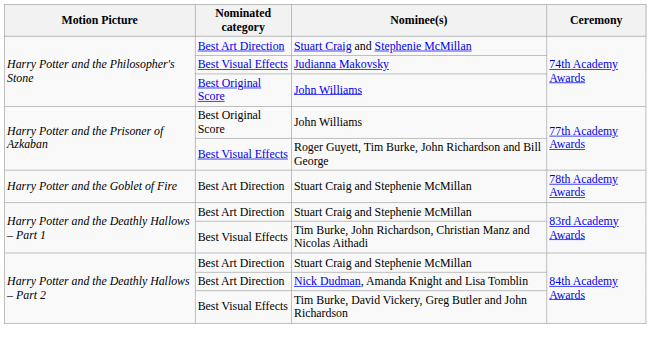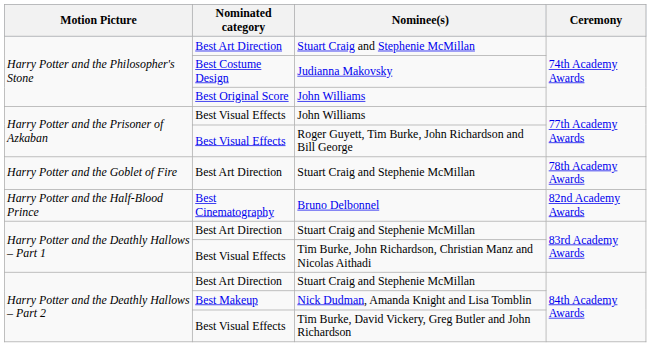(243, 64) Best Visual Effects -> (228, 71) Best Costume Design
(229, 122) Best Original Score -> (240, 115) Best Visual Effects
+ row: (85, 205)
(241, 281) Best Art Direction -> (227, 300) Best Makeup
